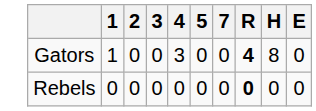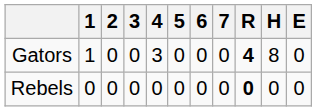+ column: (202, 21)
